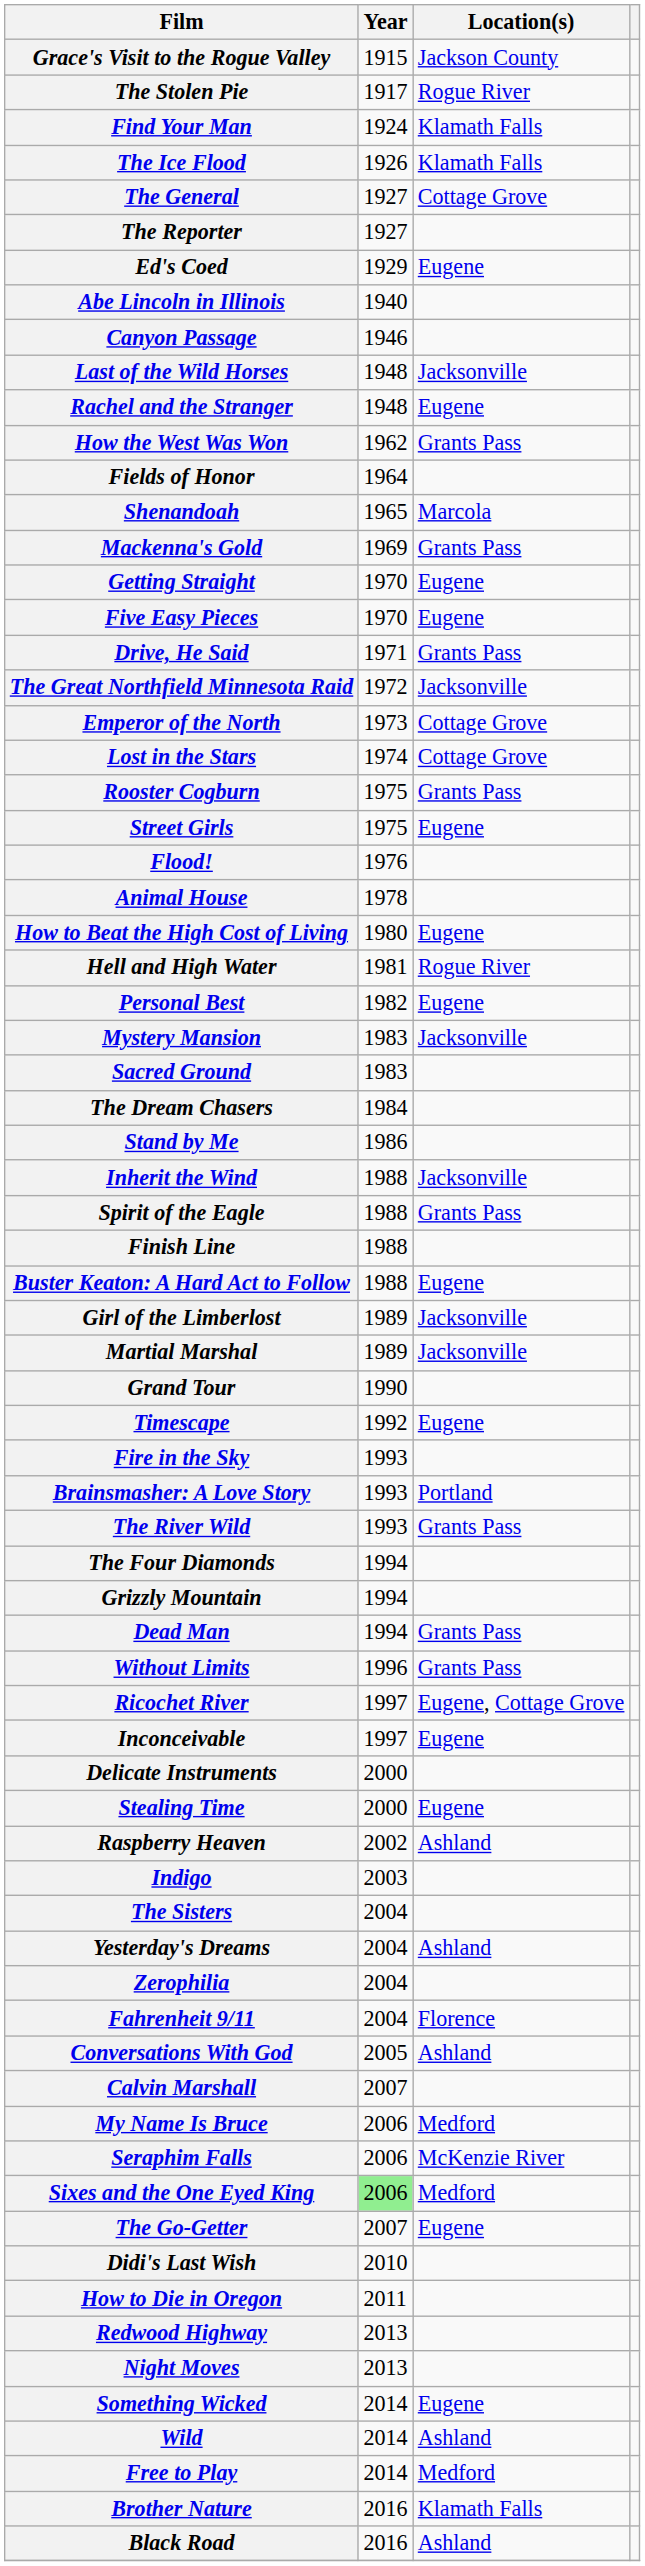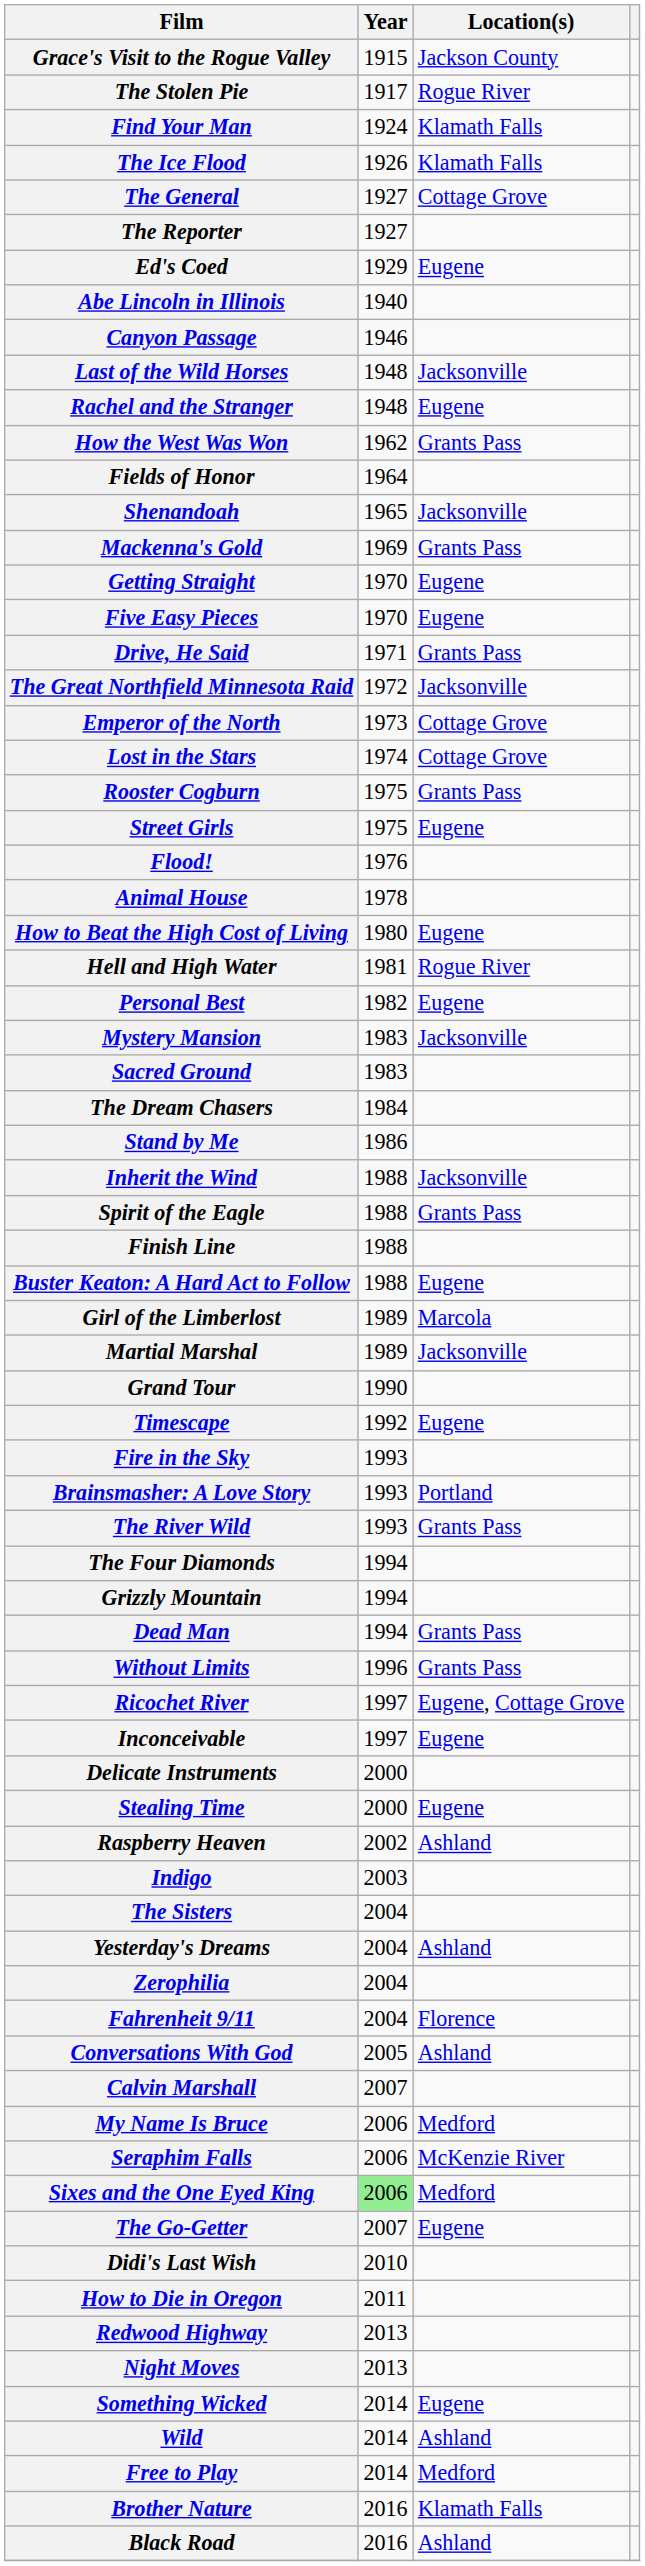(455, 512) Marcola -> (472, 512) Jacksonville
(472, 1317) Jacksonville -> (455, 1317) Marcola
